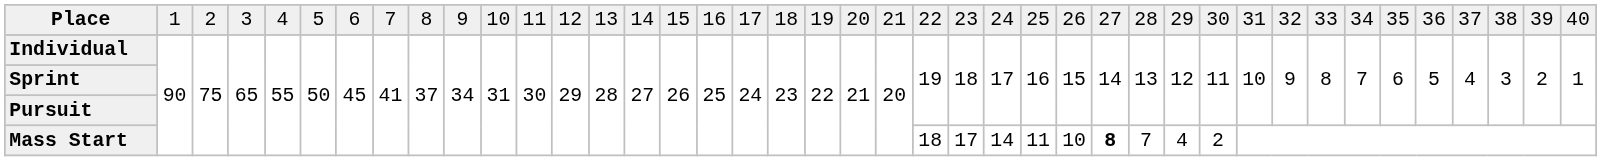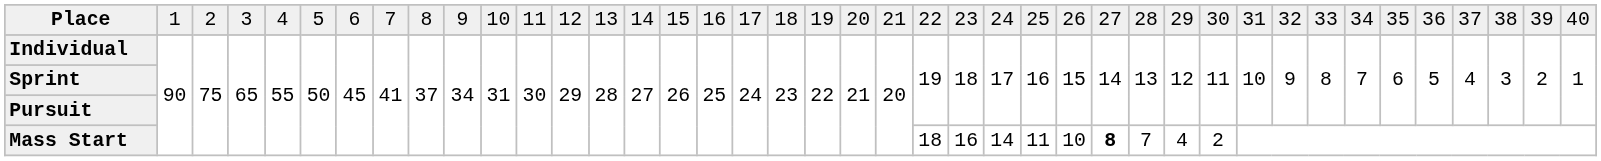(966, 140) 17 -> (966, 140) 16
